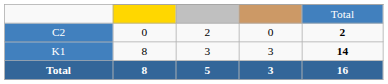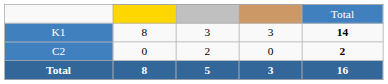rows swapped: (59, 51) <-> (59, 32)
